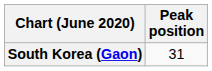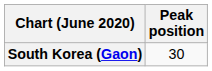(176, 54) 31 -> (176, 54) 30
